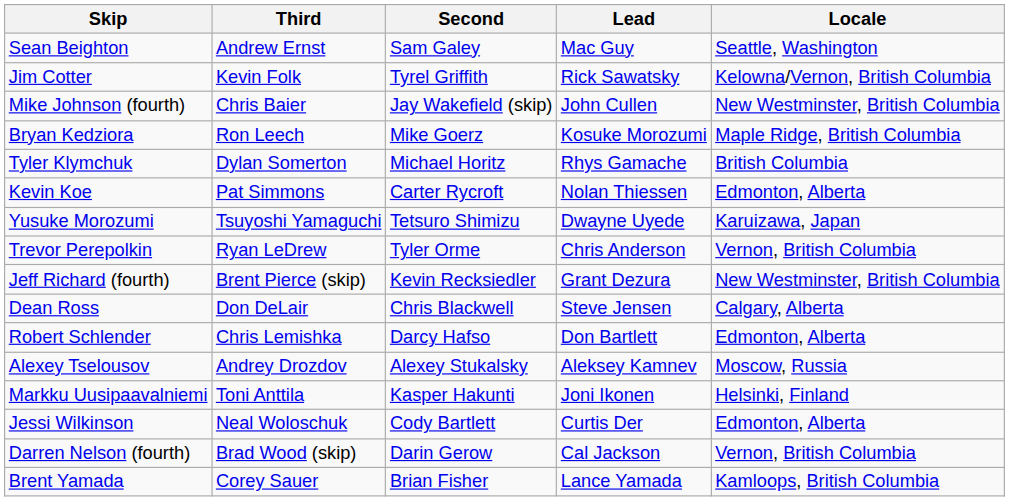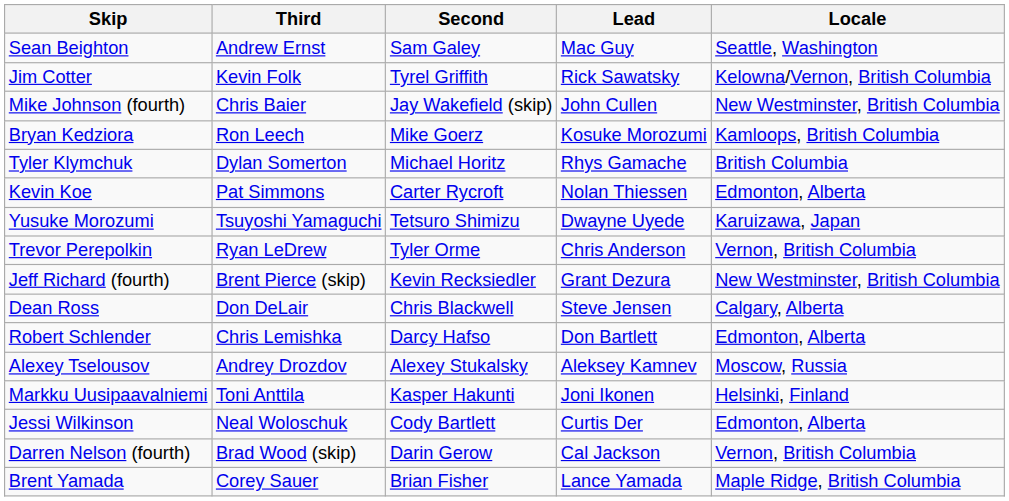(838, 134) Maple Ridge, British Columbia -> (827, 134) Kamloops, British Columbia
(827, 481) Kamloops, British Columbia -> (838, 481) Maple Ridge, British Columbia
